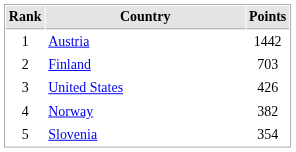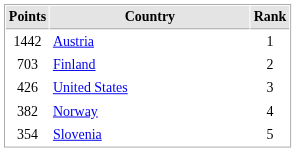columns swapped: (25, 17) <-> (268, 17)
